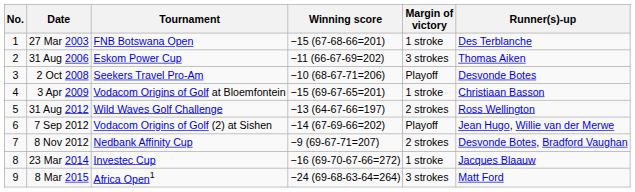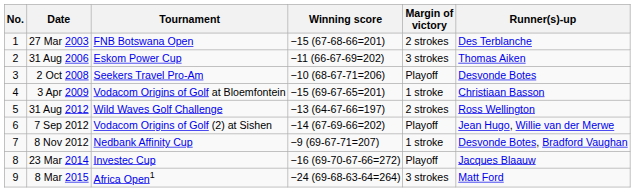(424, 42) 1 stroke -> (427, 42) 2 strokes
(427, 143) 2 strokes -> (424, 143) 1 stroke
(424, 160) 1 stroke -> (422, 160) Playoff
